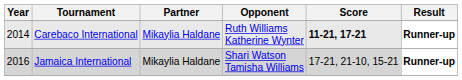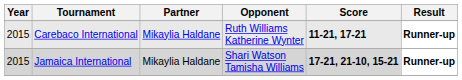(18, 35) 2014 -> (18, 35) 2015
(18, 62) 2016 -> (18, 62) 2015
(354, 62) normal -> (354, 62) bold
